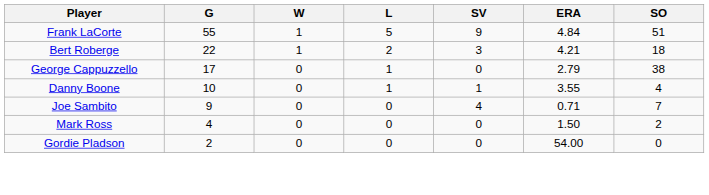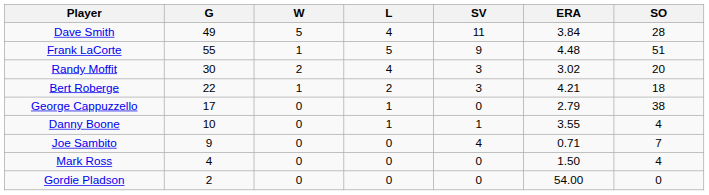+ row: (84, 32)
(569, 32) 4.84 -> (569, 50) 4.48
+ row: (84, 69)
(659, 124) 2 -> (659, 161) 4
